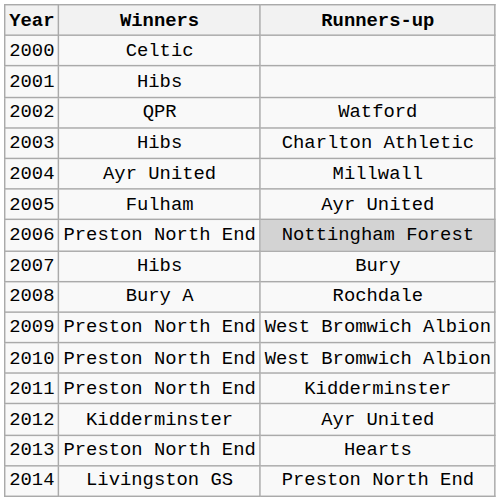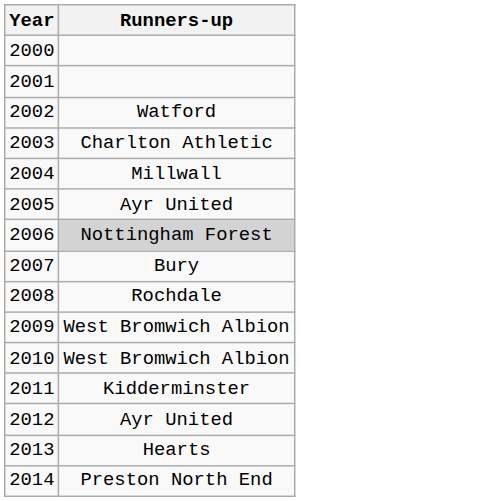- column: (160, 20)
